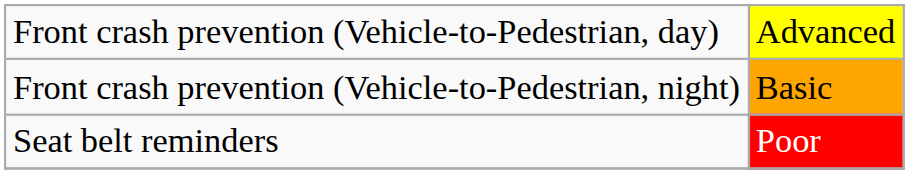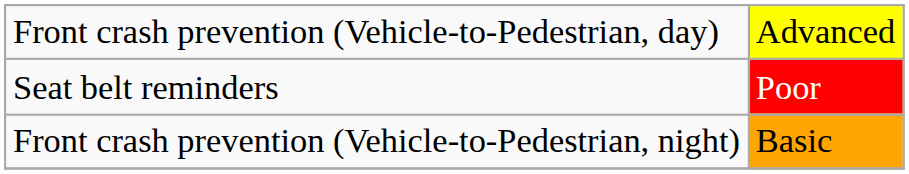rows swapped: (376, 86) <-> (146, 140)
